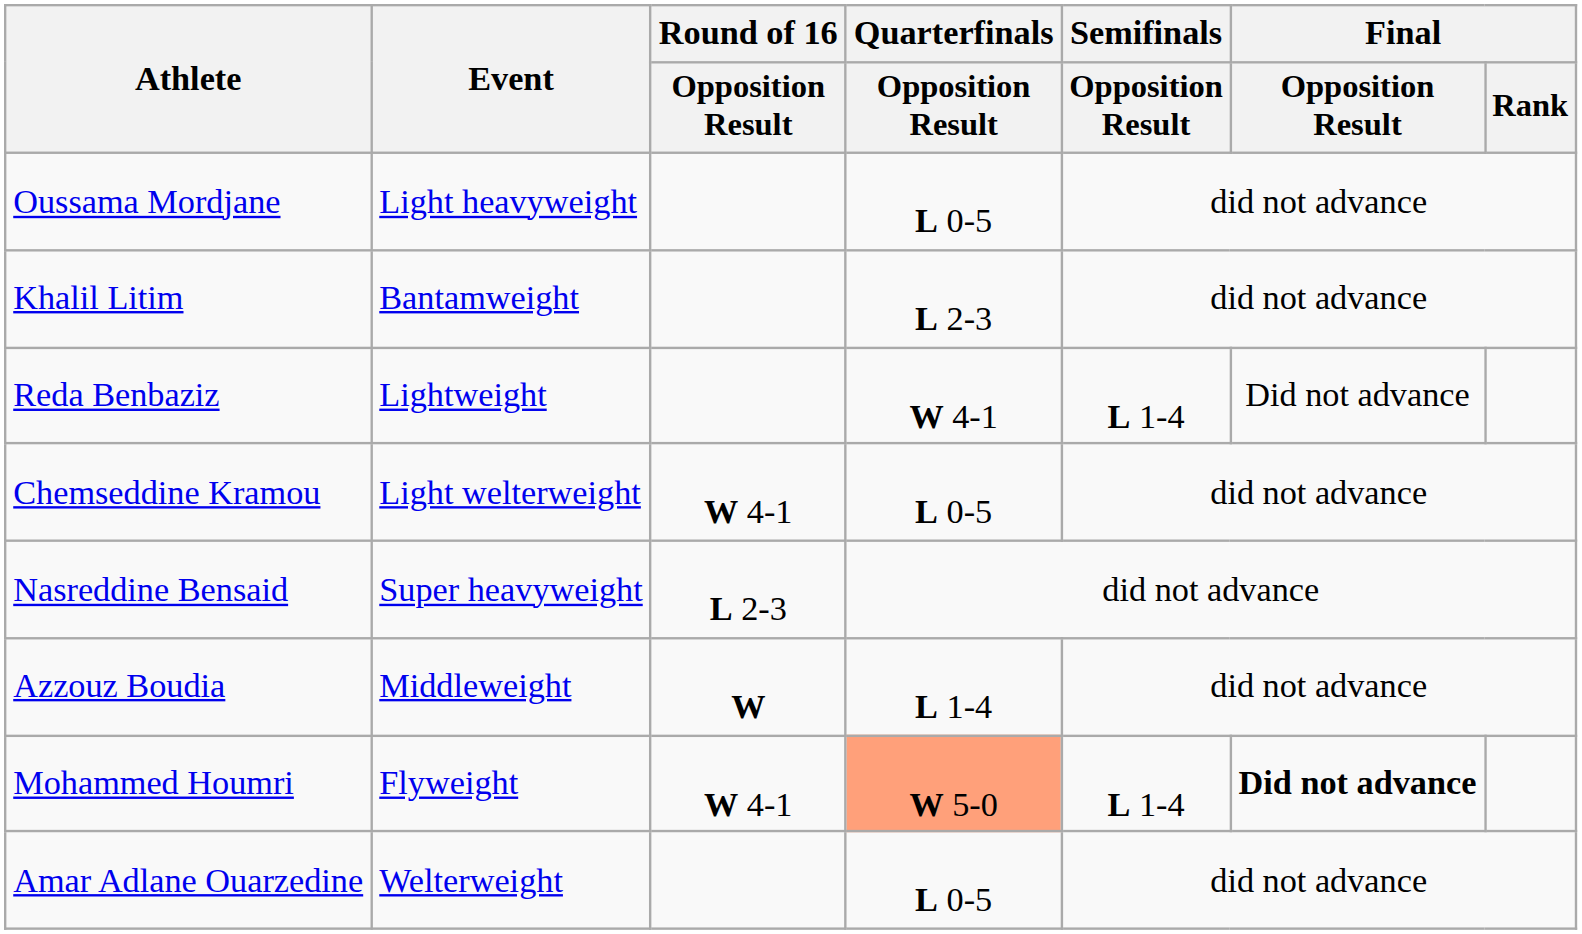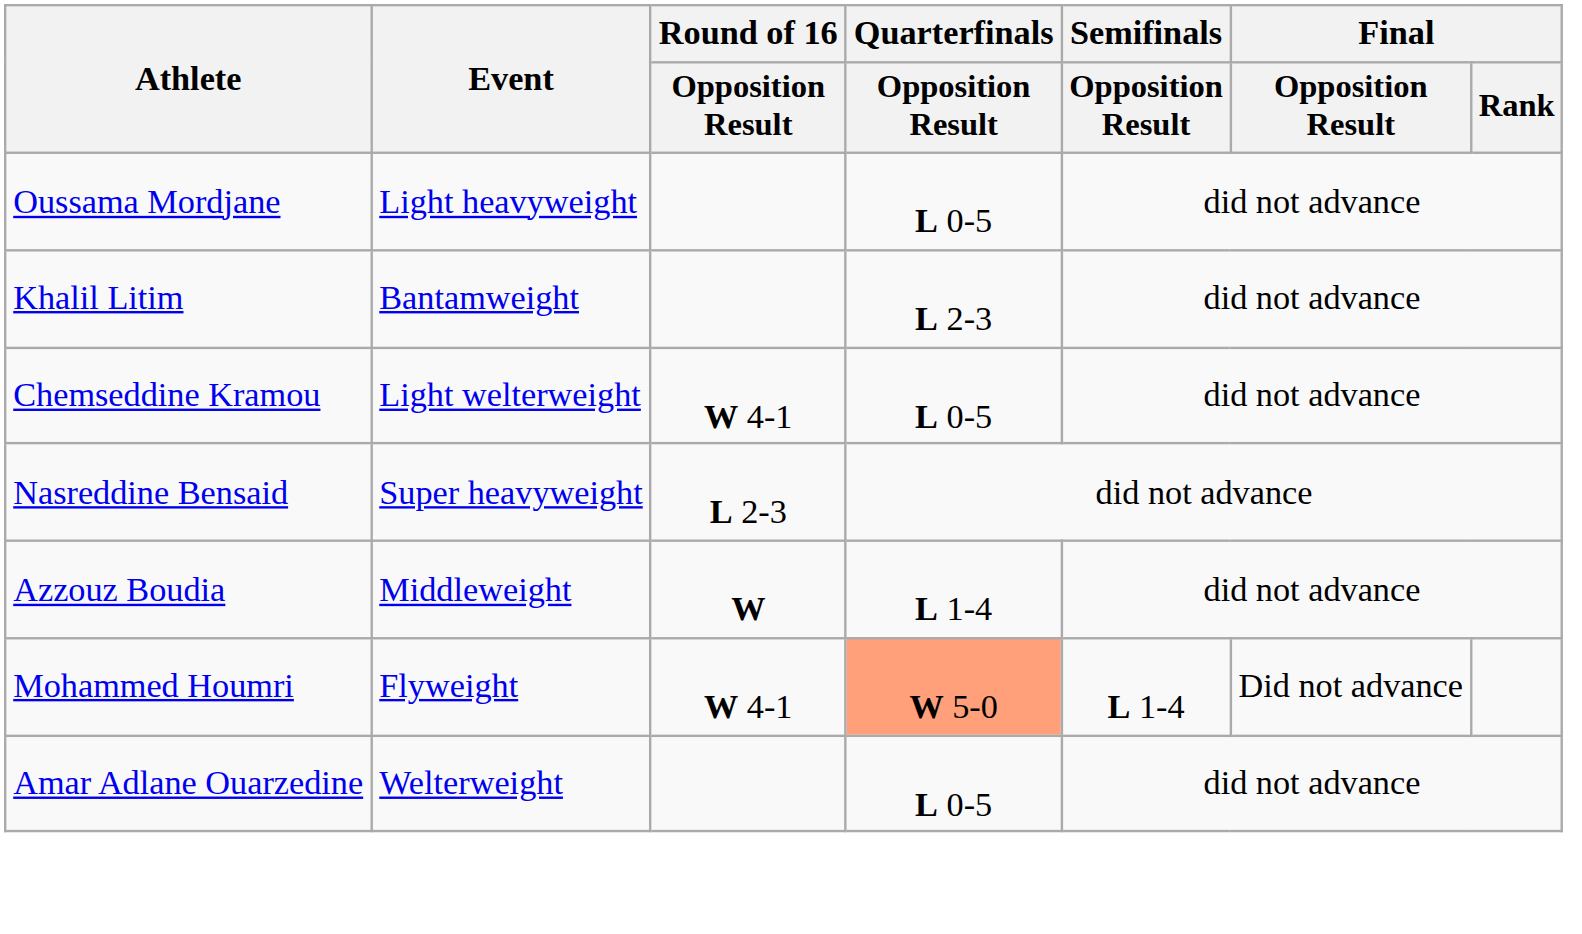- row: (116, 395)
(1357, 783) bold -> (1351, 686) normal
